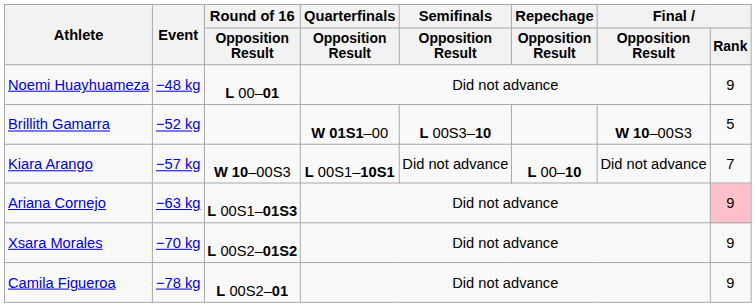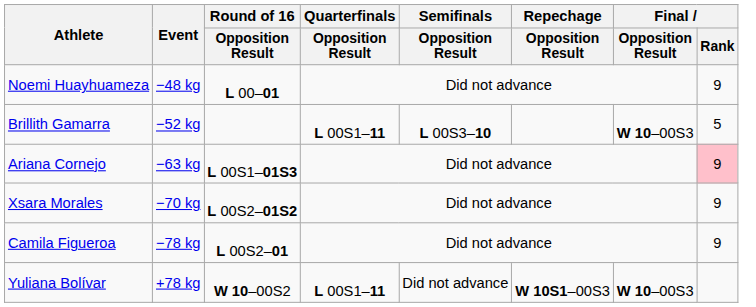(350, 133) W 01S1–00 -> (350, 133) L 00S1–11
- row: (50, 164)
+ row: (57, 283)
